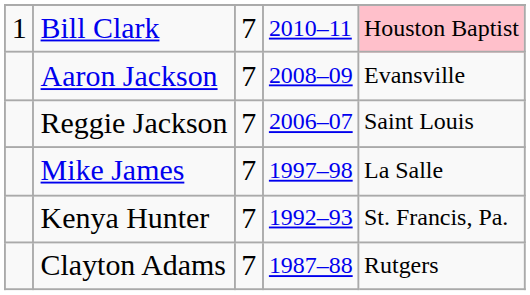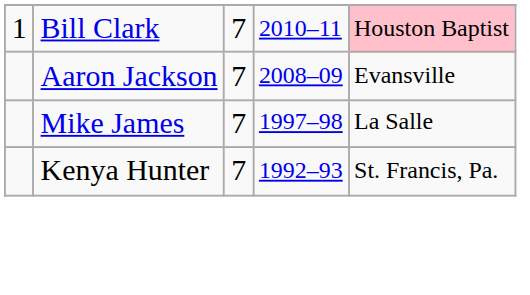- row: (134, 123)
- row: (133, 265)
